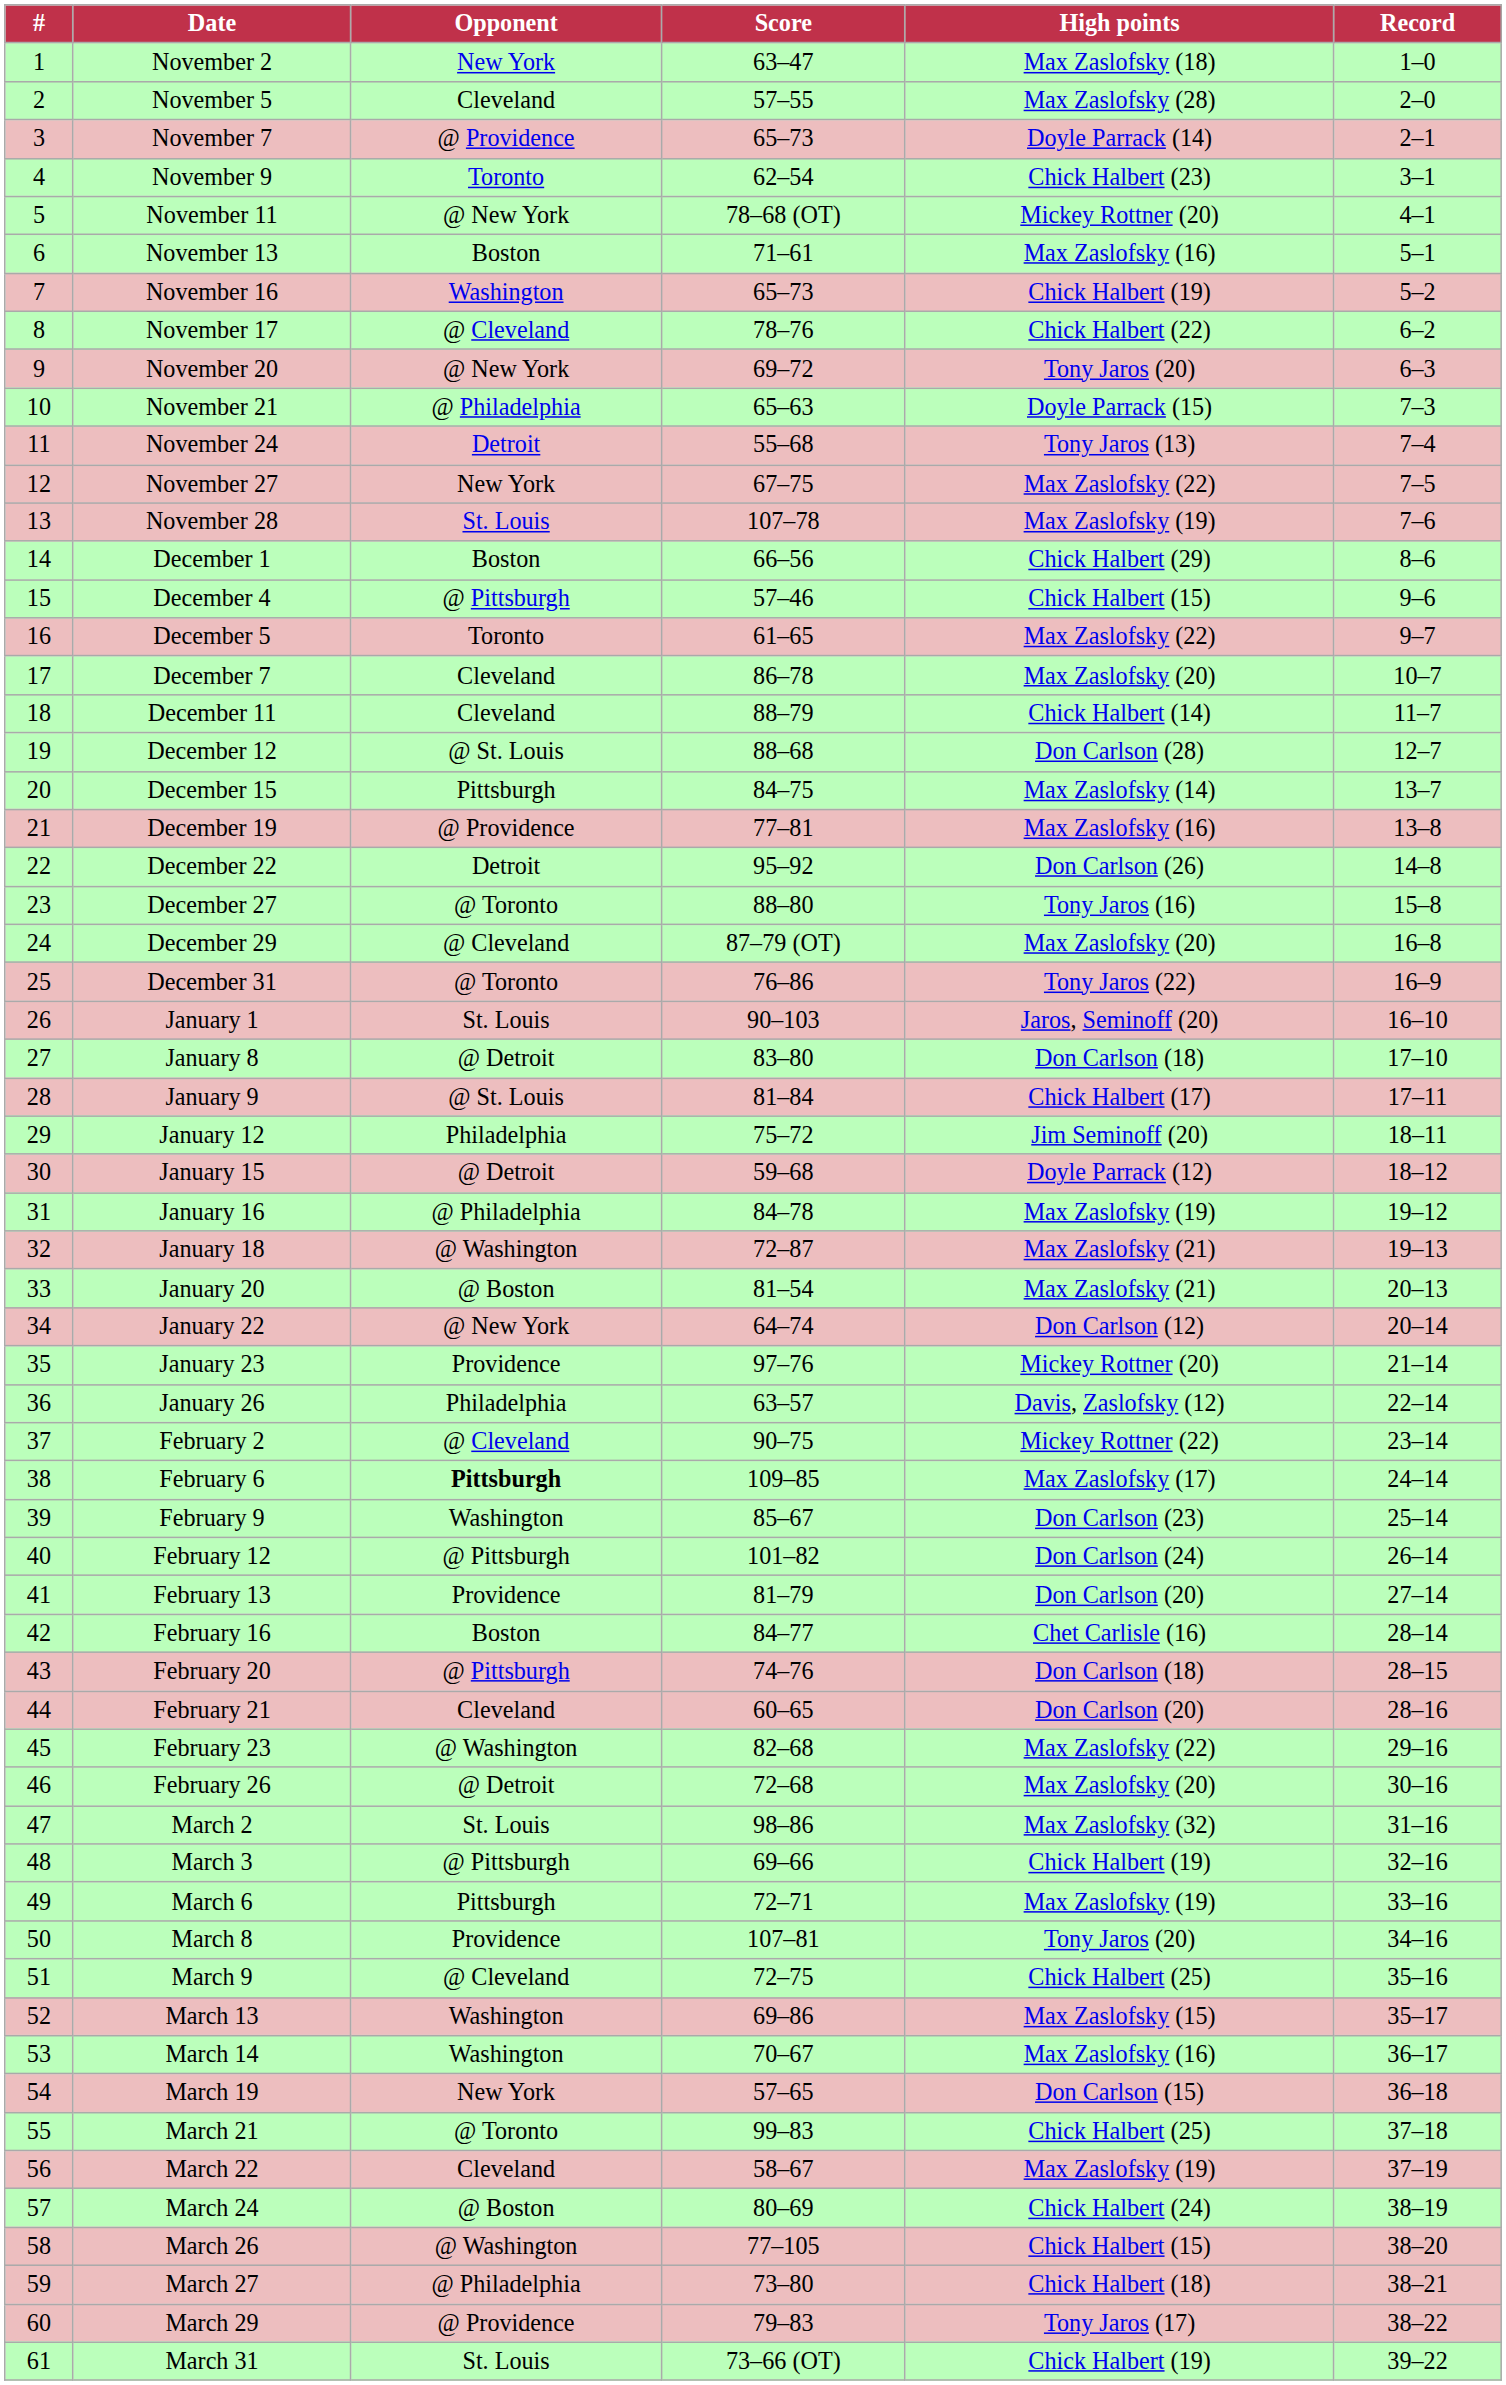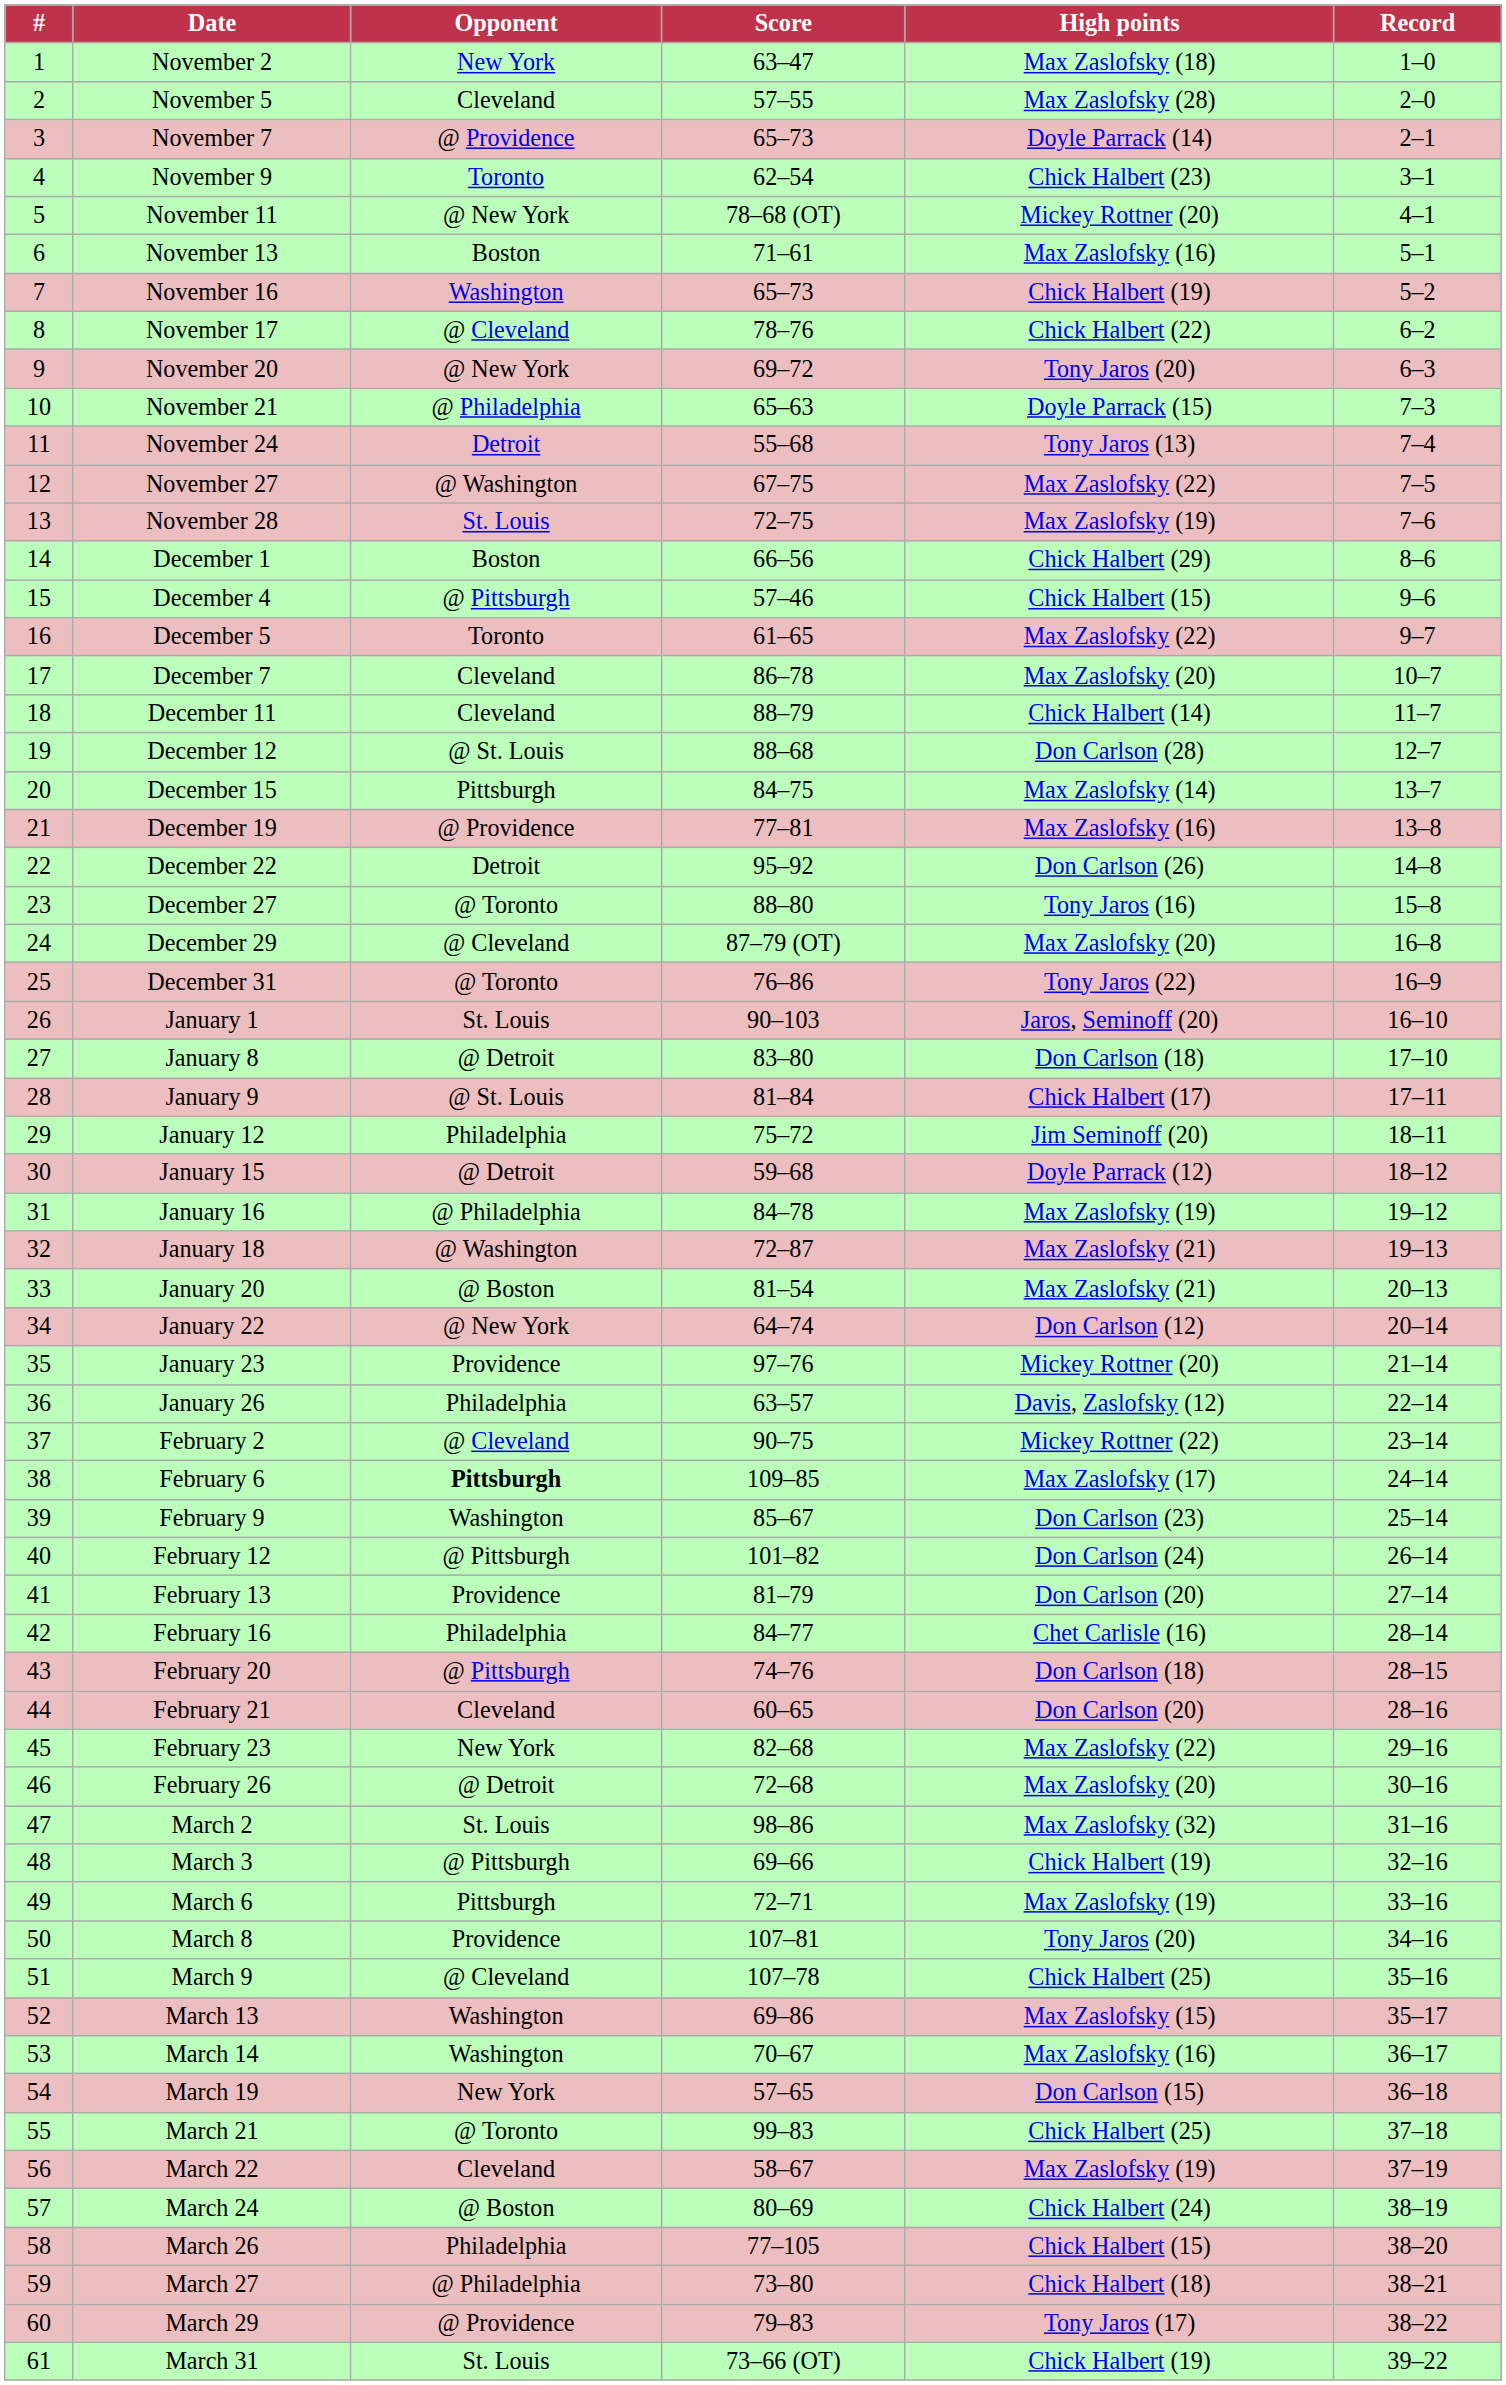(506, 483) New York -> (506, 483) @ Washington
(783, 521) 107–78 -> (783, 521) 72–75
(506, 1632) Boston -> (506, 1632) Philadelphia
(506, 1747) @ Washington -> (506, 1747) New York
(783, 1977) 72–75 -> (783, 1977) 107–78
(506, 2246) @ Washington -> (506, 2246) Philadelphia
